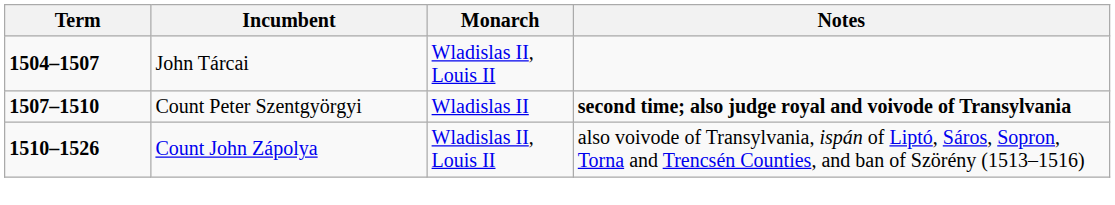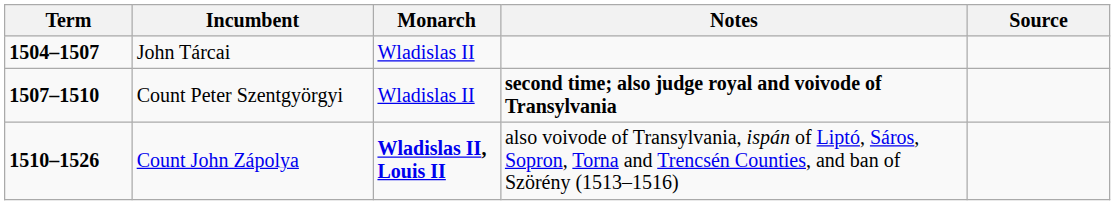+ column: (1039, 20)
(483, 63) Wladislas II, Louis II -> (426, 52) Wladislas II
(483, 149) normal -> (432, 160) bold
